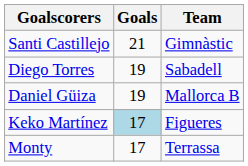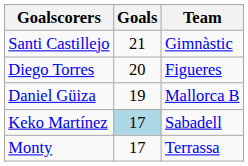(137, 69) 19 -> (137, 69) 20
(193, 69) Sabadell -> (193, 69) Figueres
(193, 122) Figueres -> (193, 122) Sabadell
